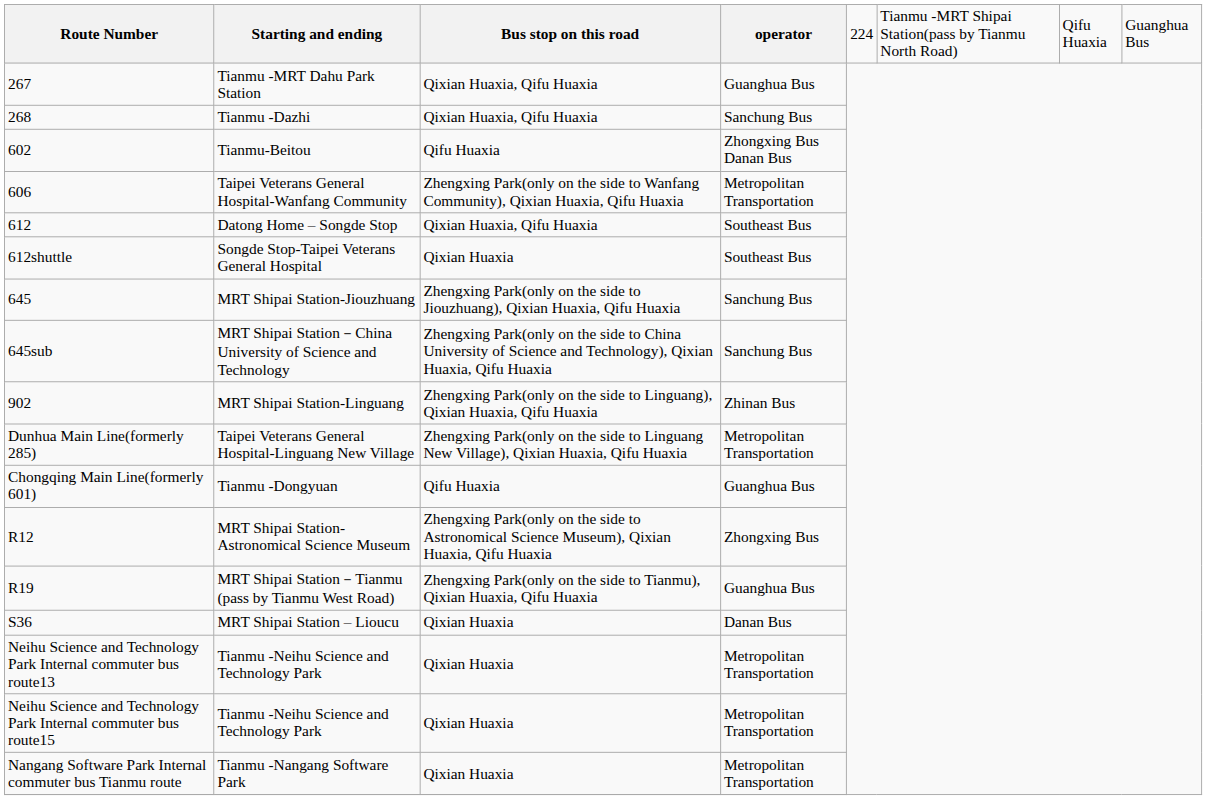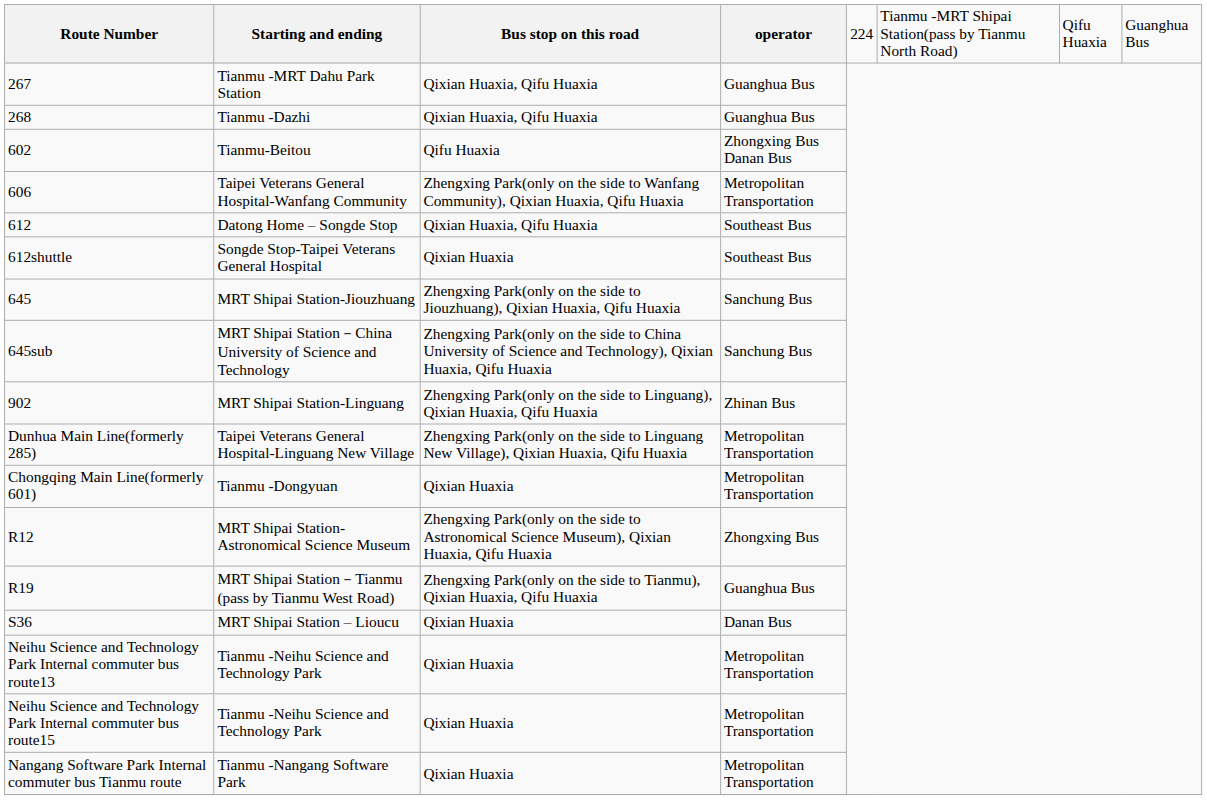(768, 117) Sanchung Bus -> (769, 117) Guanghua Bus
(462, 486) Qifu Huaxia -> (468, 486) Qixian Huaxia
(769, 486) Guanghua Bus -> (769, 486) Metropolitan Transportation
